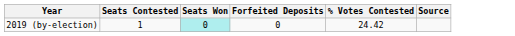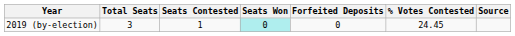+ column: (130, 11)
(371, 25) 24.42 -> (431, 25) 24.45
